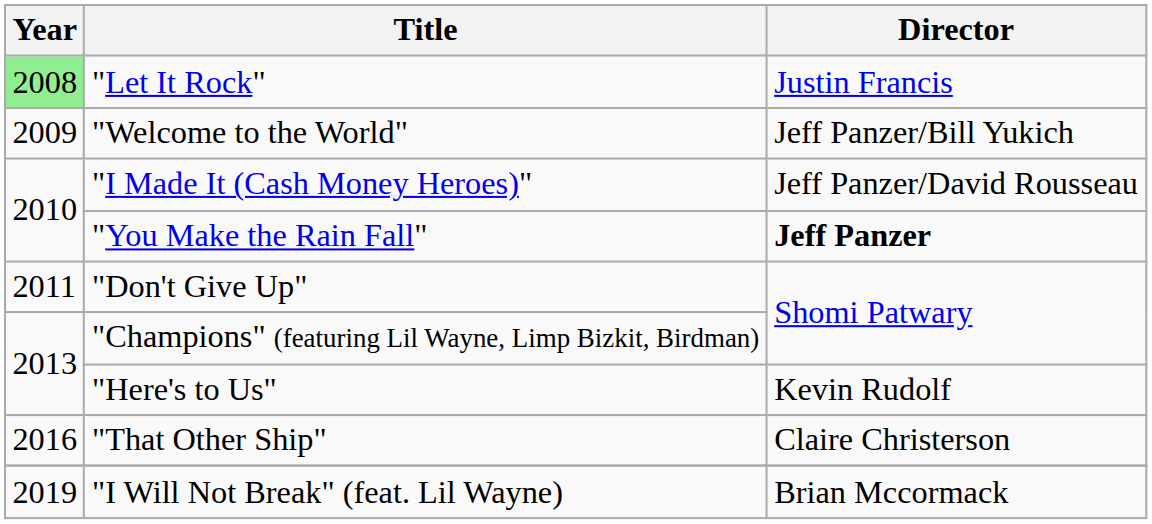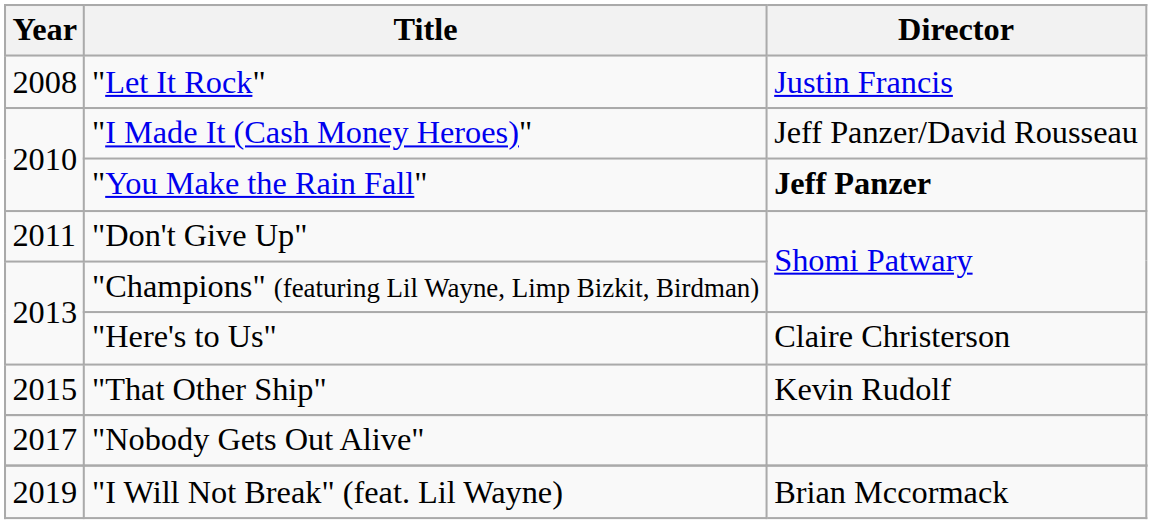(45, 81) lightgreen background -> (45, 81) no background
- row: (250, 132)
(863, 388) Kevin Rudolf -> (892, 337) Claire Christerson
(45, 440) 2016 -> (45, 388) 2015
(892, 440) Claire Christerson -> (863, 388) Kevin Rudolf
+ row: (258, 440)
